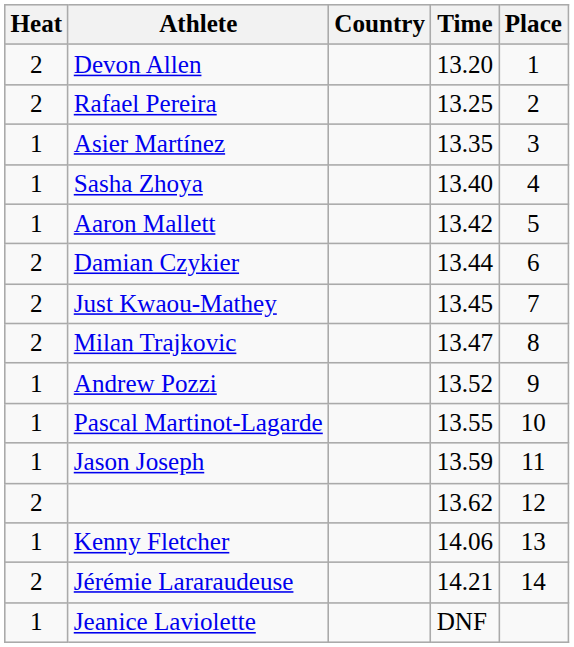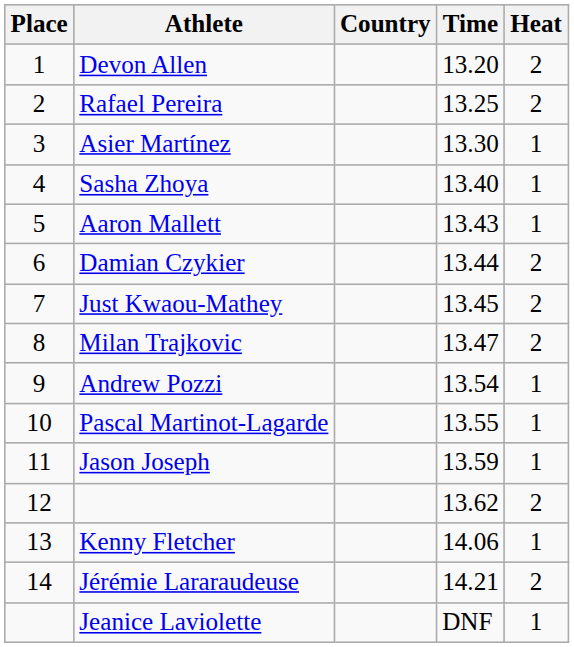columns swapped: (533, 24) <-> (36, 24)
(465, 143) 13.35 -> (470, 143) 13.30
(465, 223) 13.42 -> (470, 223) 13.43
(465, 382) 13.52 -> (470, 382) 13.54
